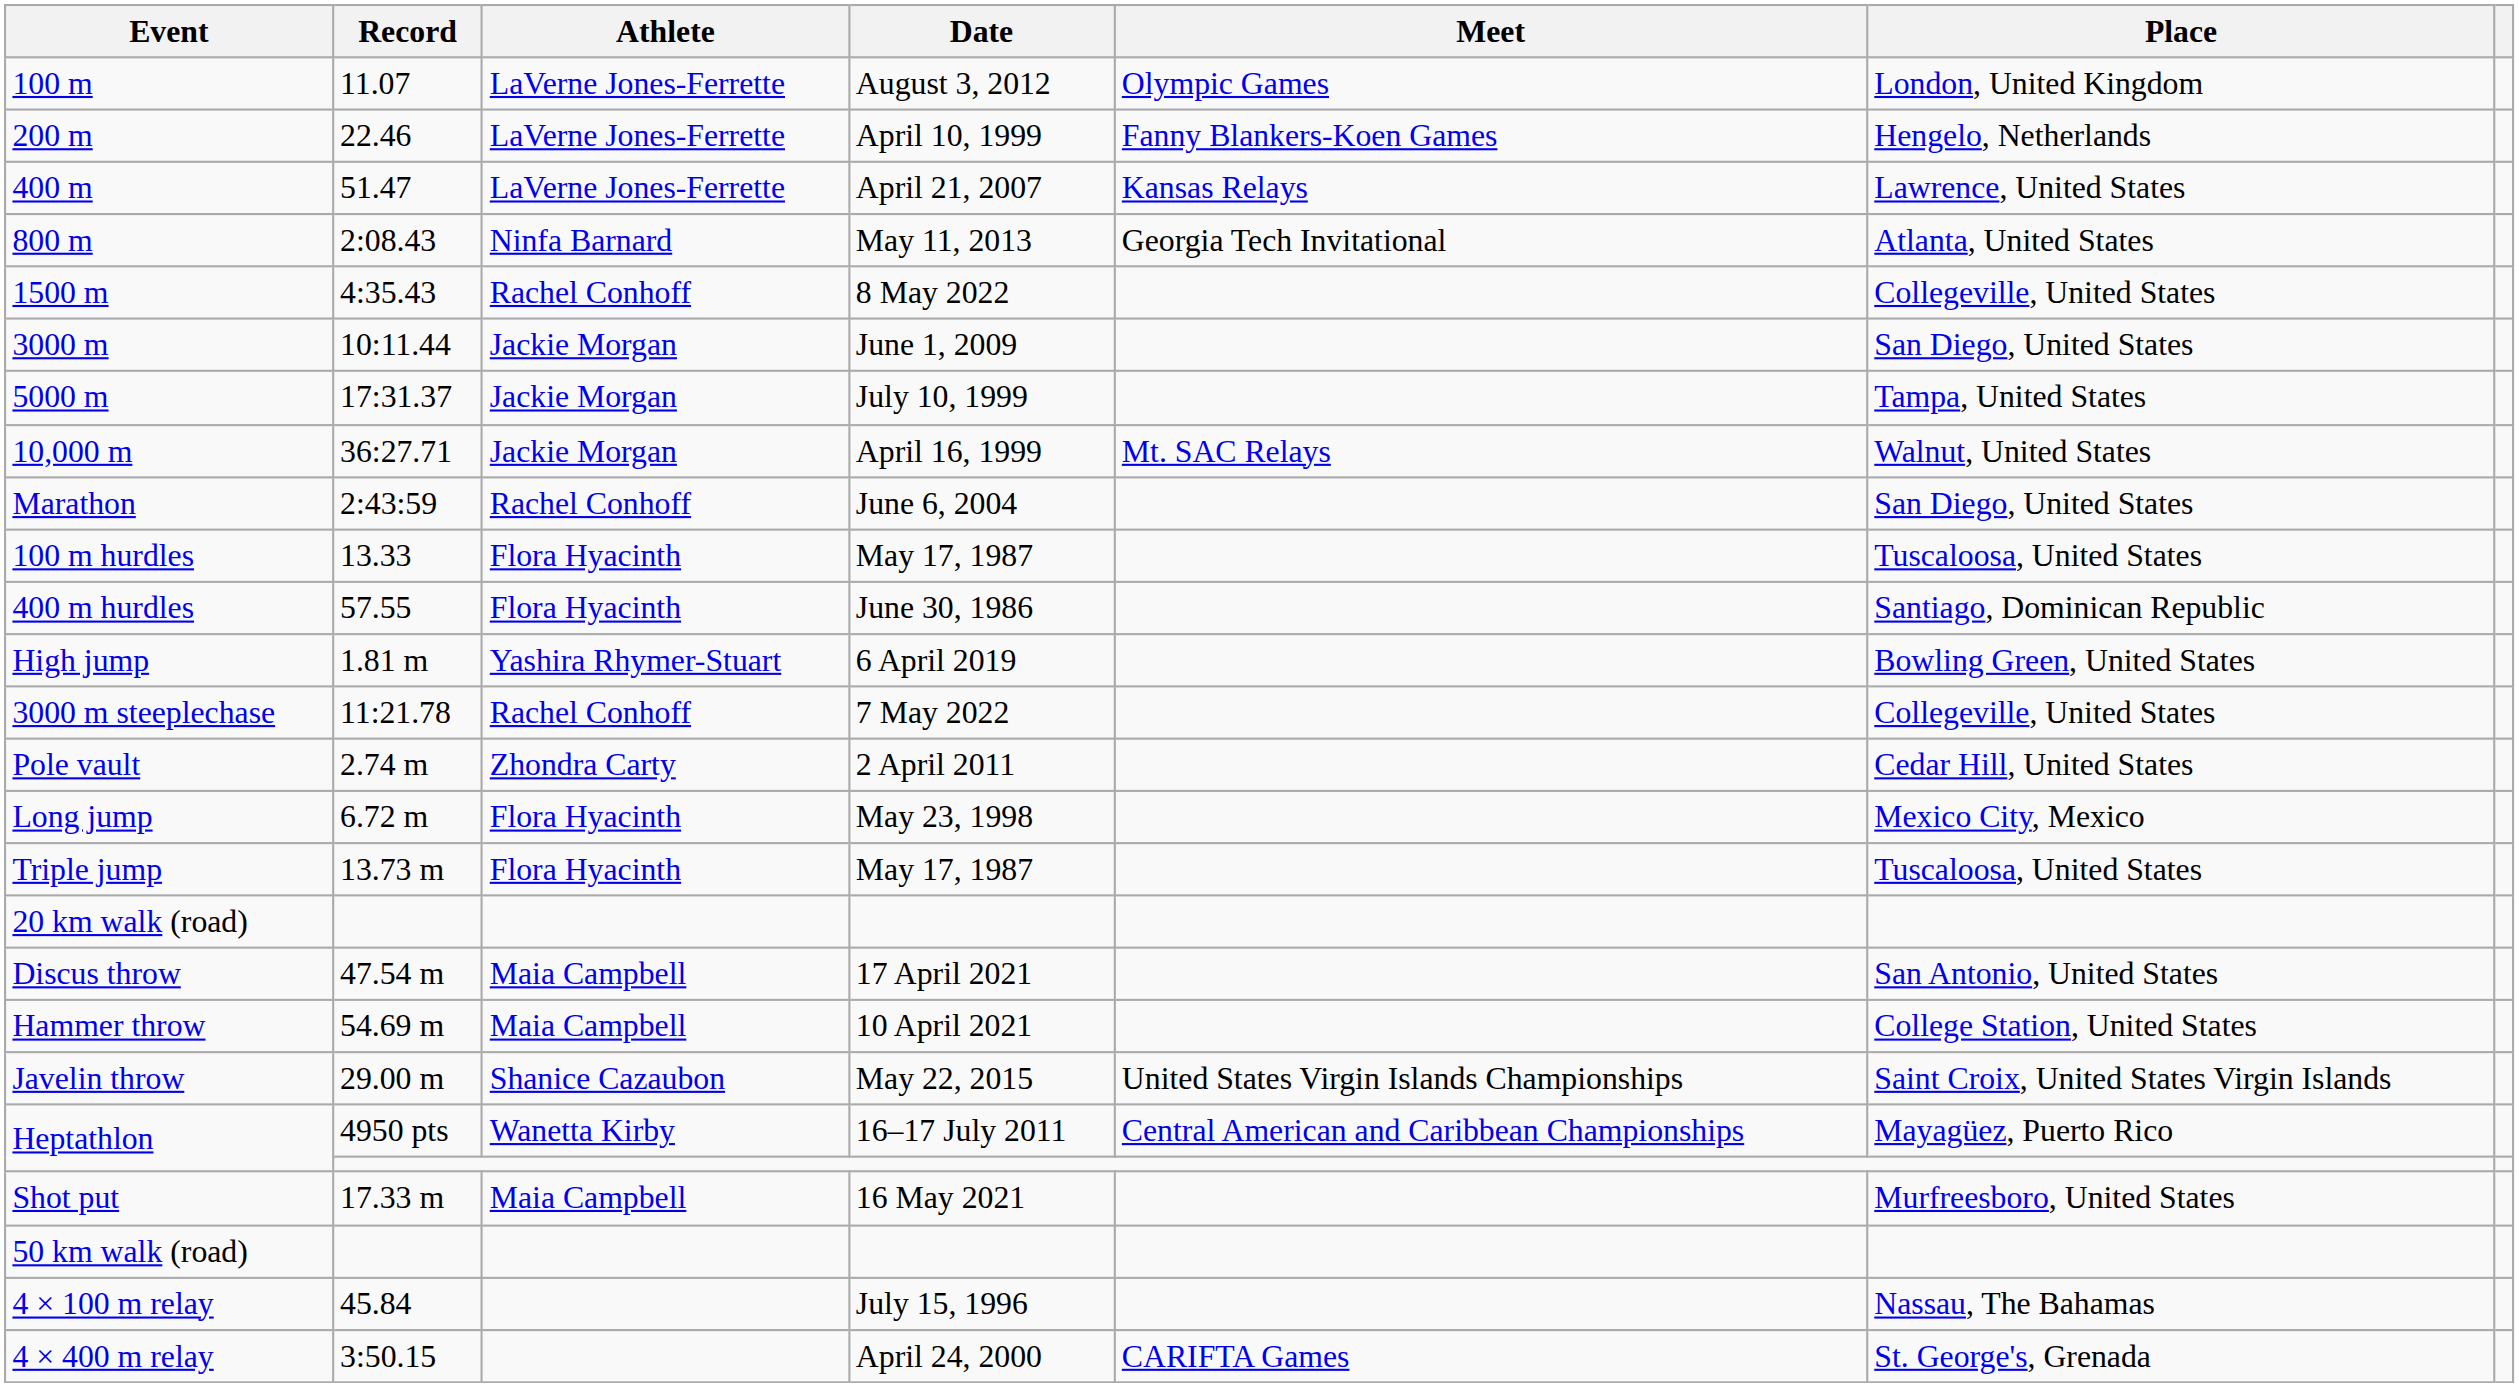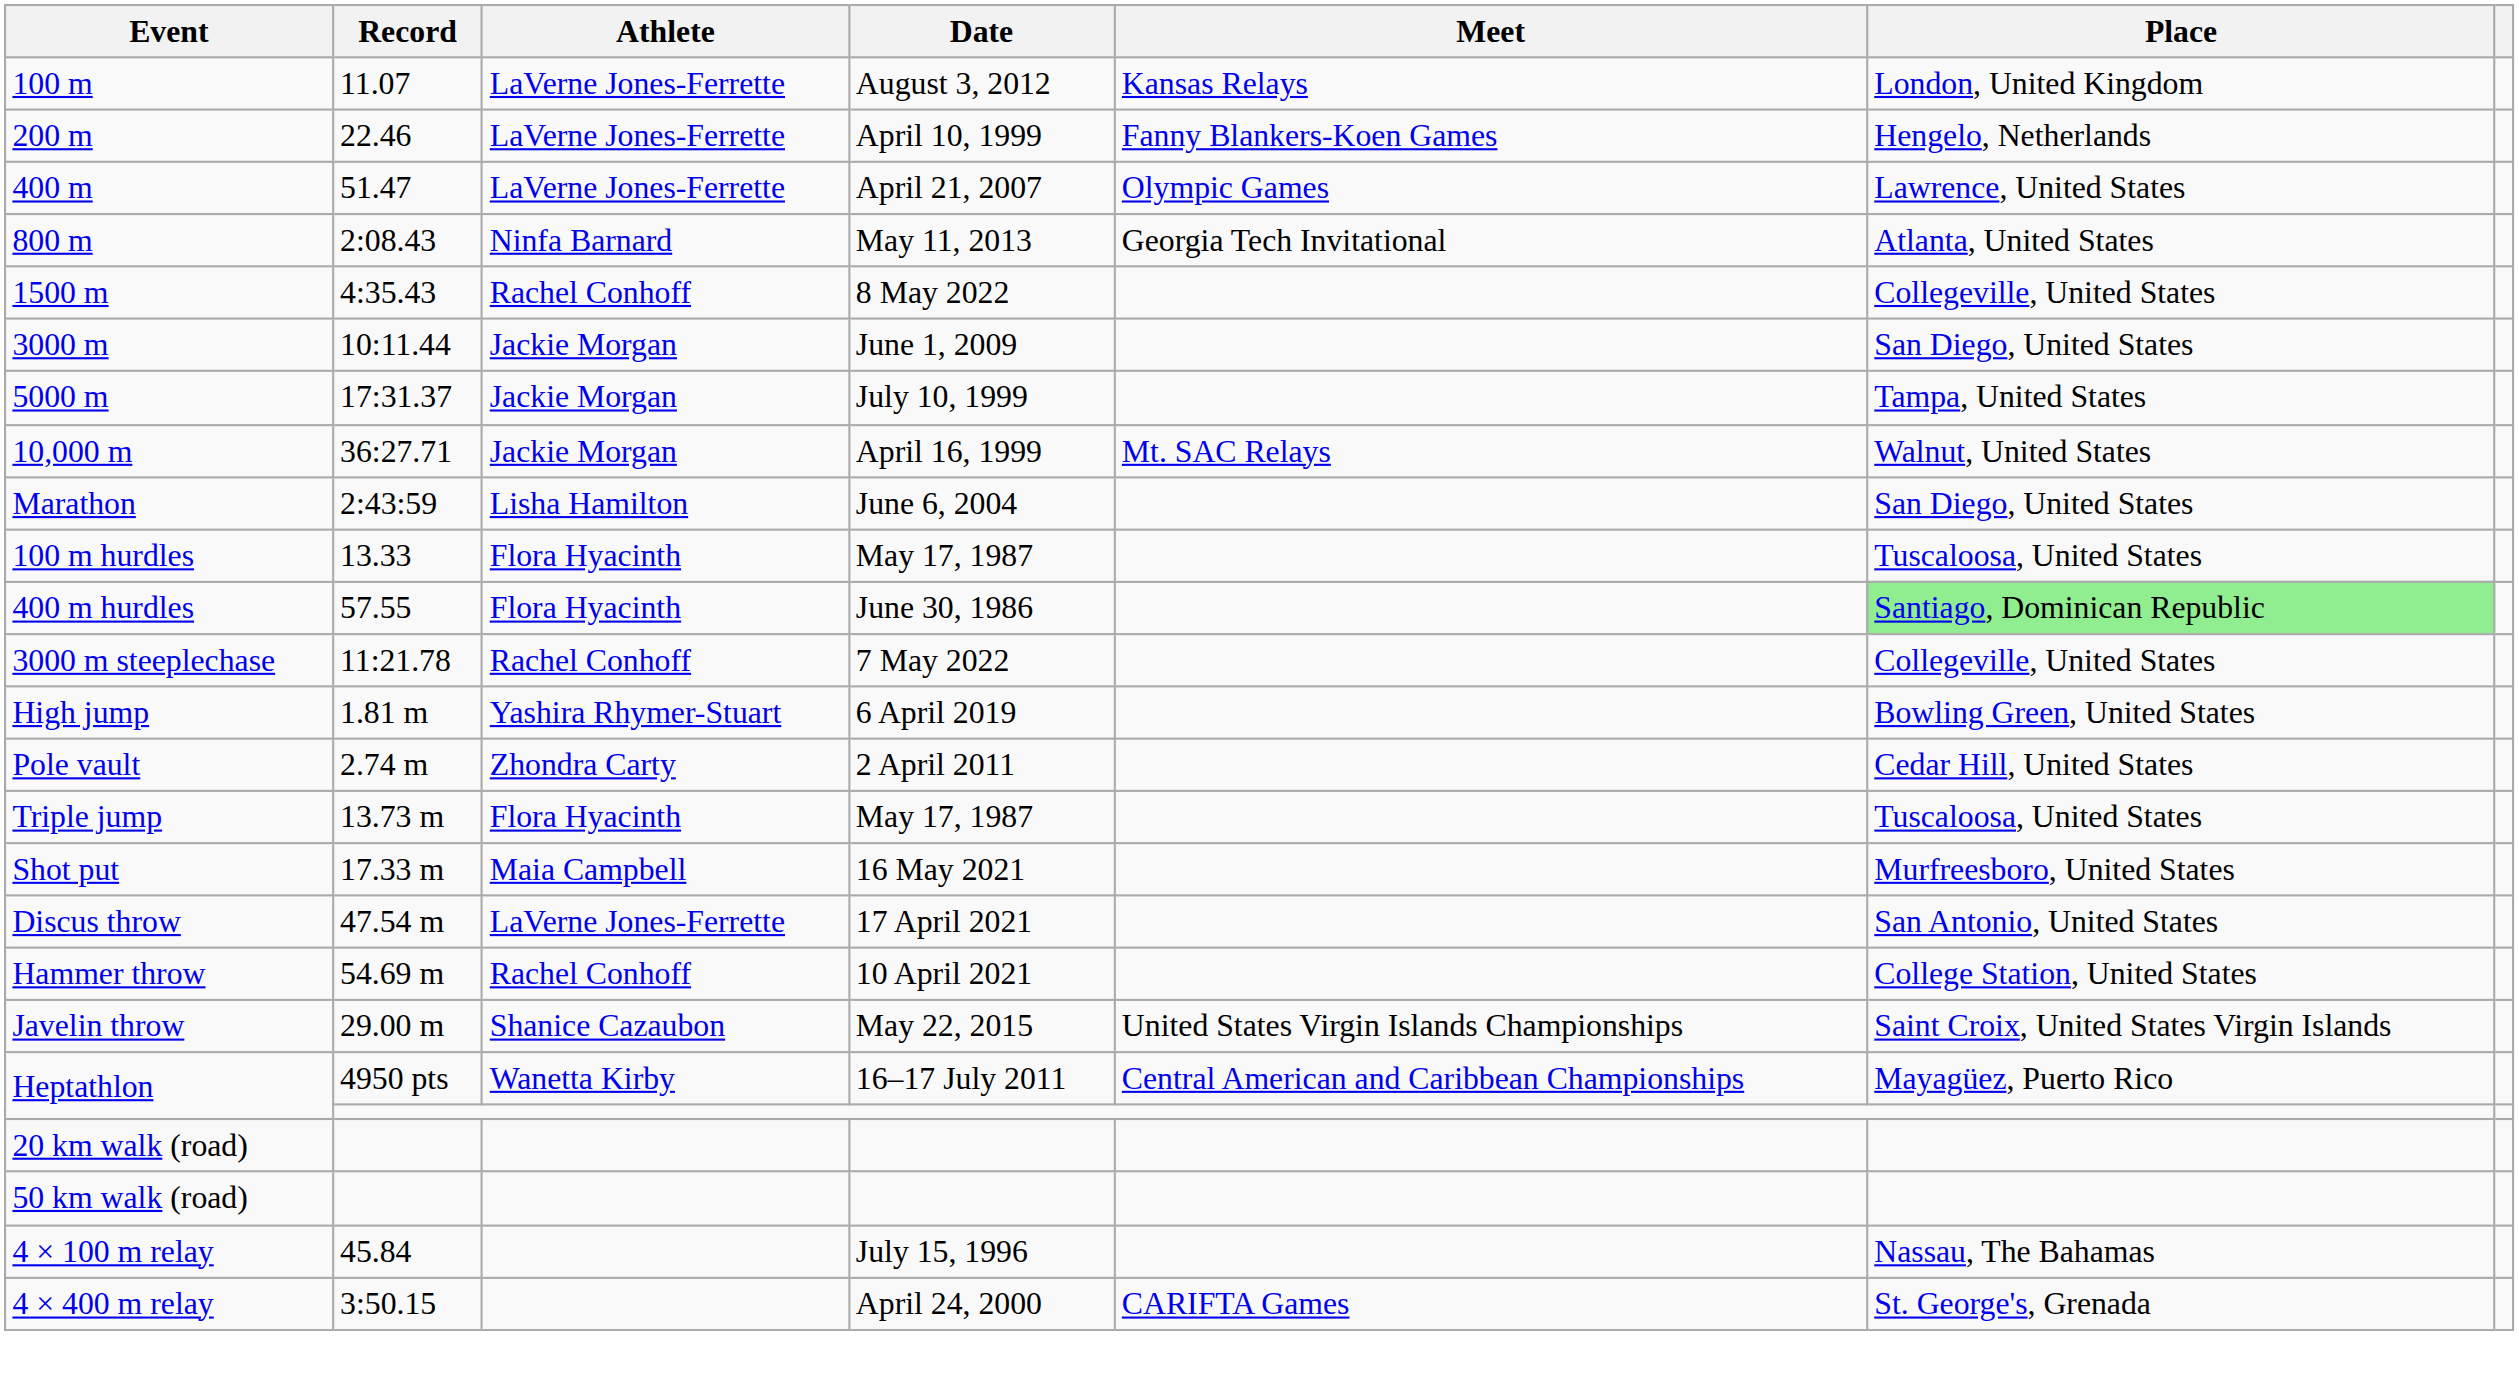(1225, 83) Olympic Games -> (1215, 83) Kansas Relays
(1215, 188) Kansas Relays -> (1225, 188) Olympic Games
(590, 502) Rachel Conhoff -> (589, 502) Lisha Hamilton
(2070, 607) no background -> (2070, 607) lightgreen background
rows swapped: (144, 711) <-> (81, 659)
- row: (83, 816)
rows swapped: (66, 1198) <-> (130, 921)
(588, 973) Maia Campbell -> (637, 921) LaVerne Jones-Ferrette
(588, 1026) Maia Campbell -> (590, 973) Rachel Conhoff
